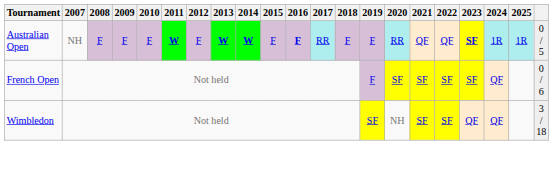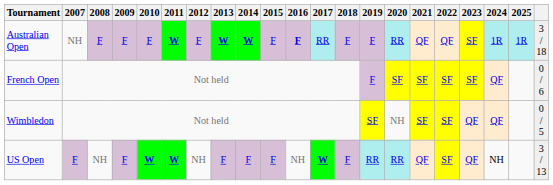(472, 40) bold -> (472, 40) normal
(541, 40) 0 / 5 -> (541, 40) 3 / 18
(541, 119) 3 / 18 -> (541, 119) 0 / 5
+ row: (25, 159)
